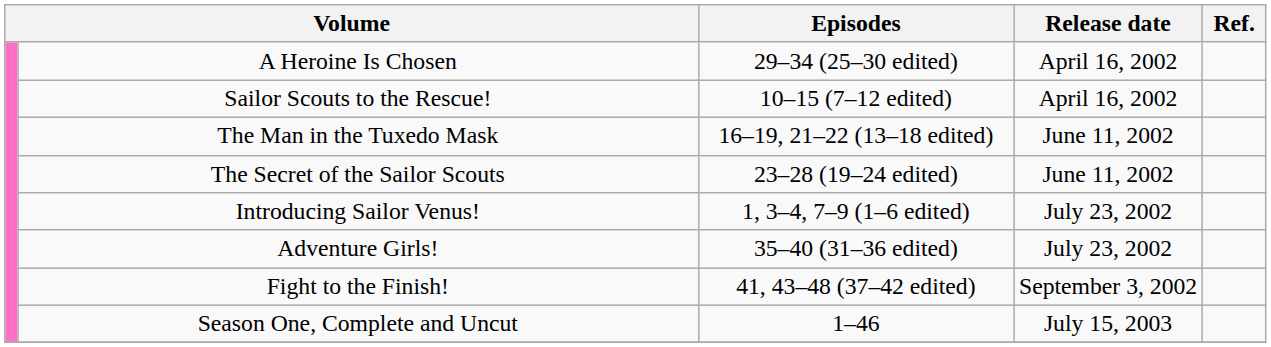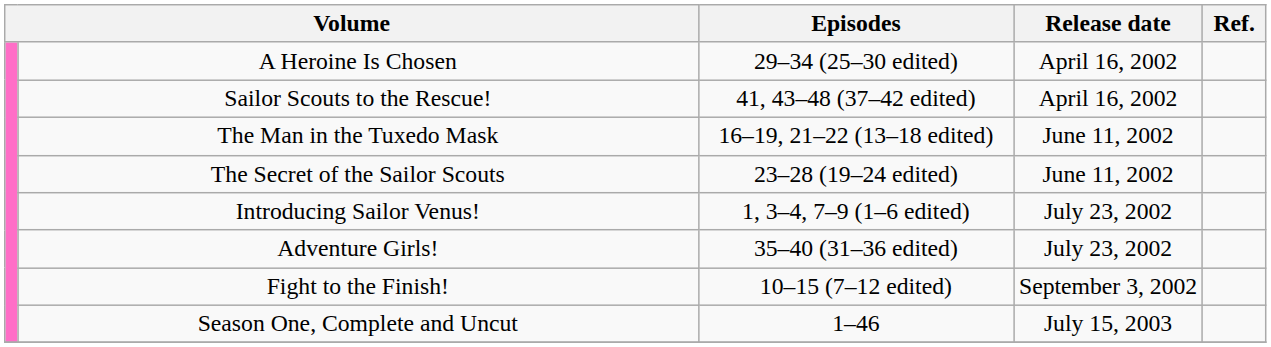(856, 98) 10–15 (7–12 edited) -> (856, 98) 41, 43–48 (37–42 edited)
(856, 286) 41, 43–48 (37–42 edited) -> (856, 286) 10–15 (7–12 edited)
